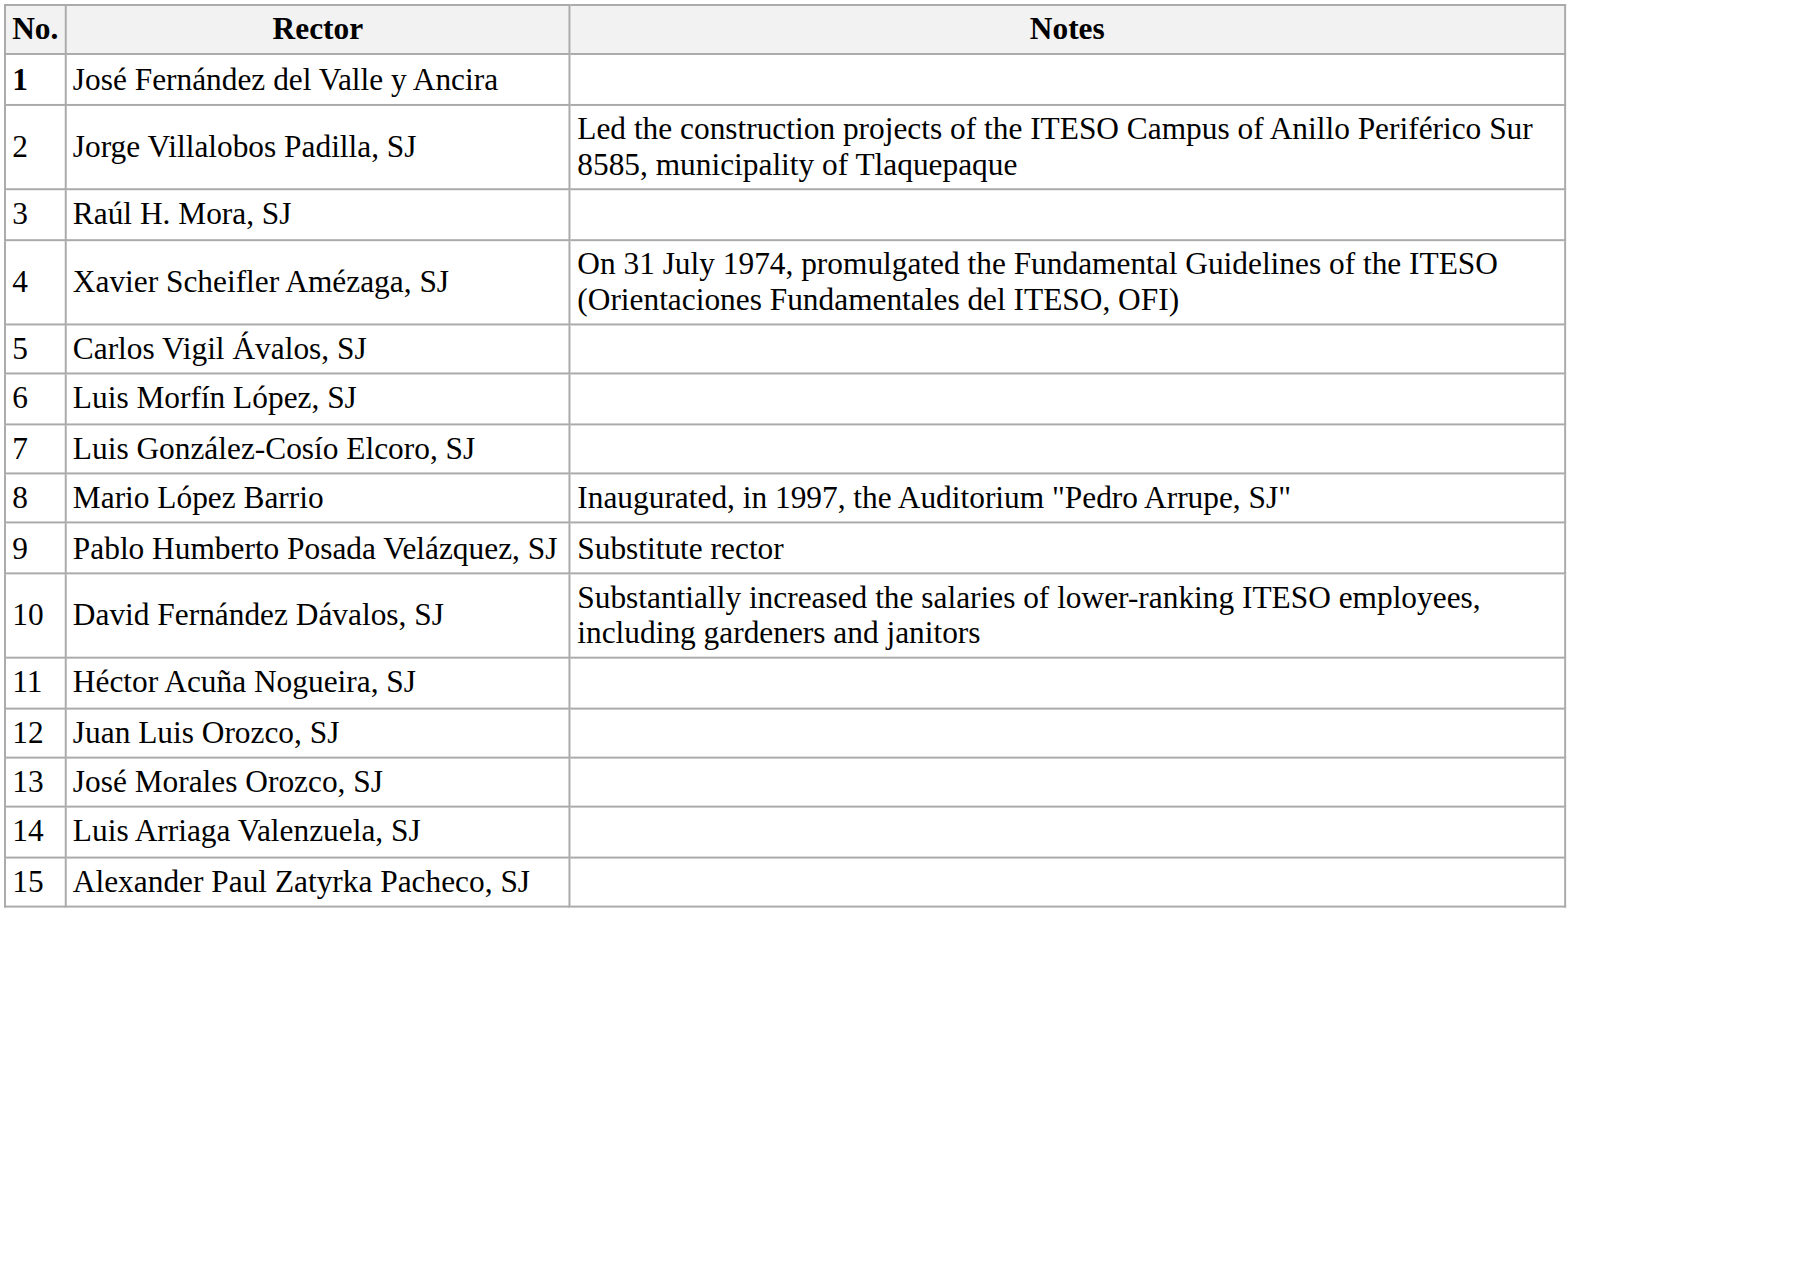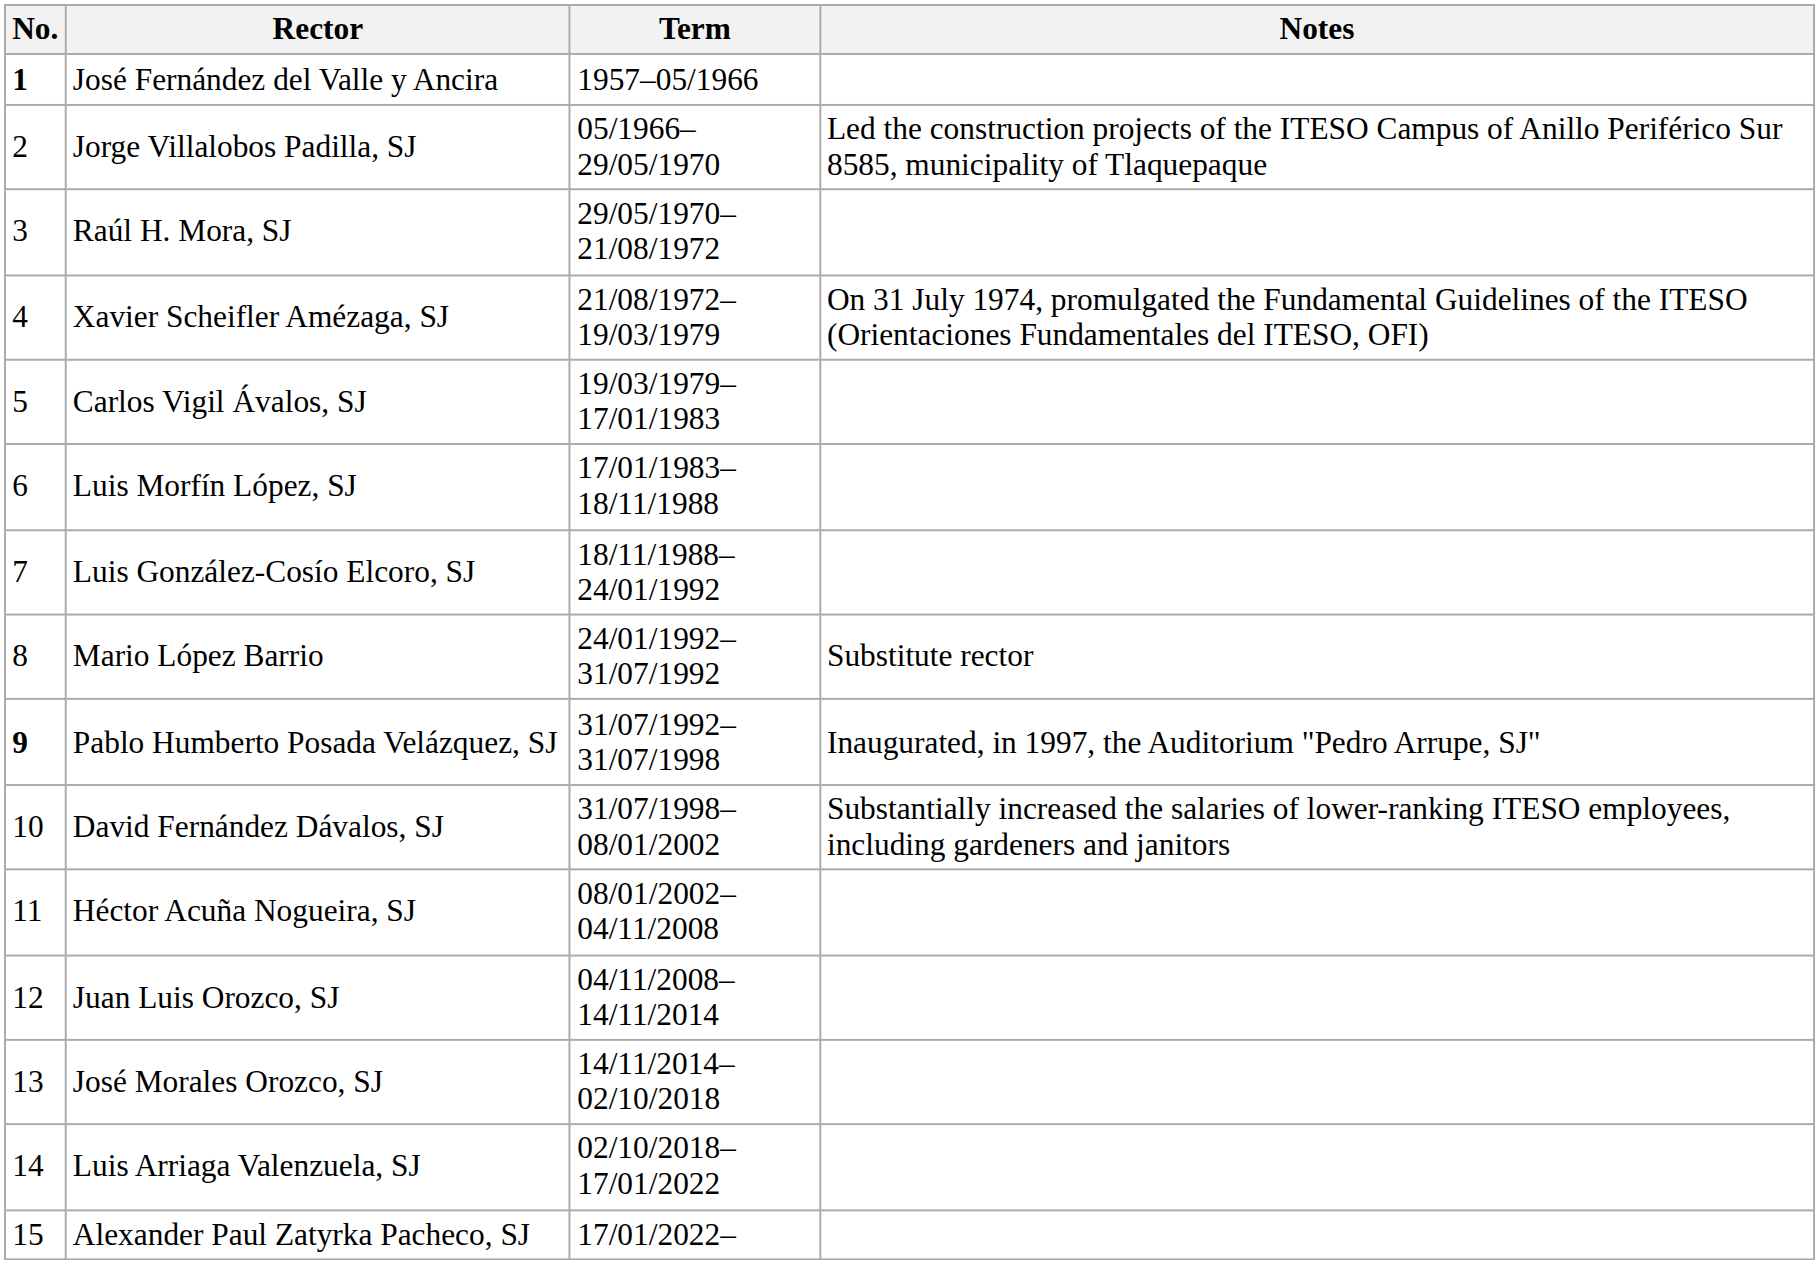+ column: (695, 29)
(934, 497) Inaugurated, in 1997, the Auditorium "Pedro Arrupe, SJ" -> (930, 656) Substitute rector
(20, 547) normal -> (20, 741) bold
(681, 547) Substitute rector -> (1184, 741) Inaugurated, in 1997, the Auditorium "Pedro Arrupe, SJ"
